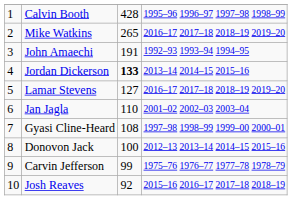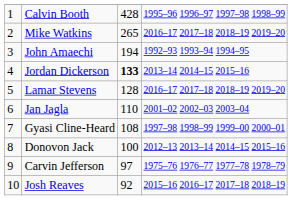(130, 52) 191 -> (130, 52) 194
(130, 90) 127 -> (130, 90) 128
(127, 166) 99 -> (127, 166) 97
